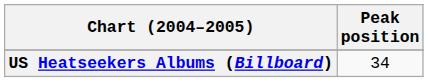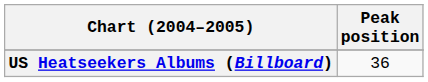(380, 64) 34 -> (380, 64) 36
